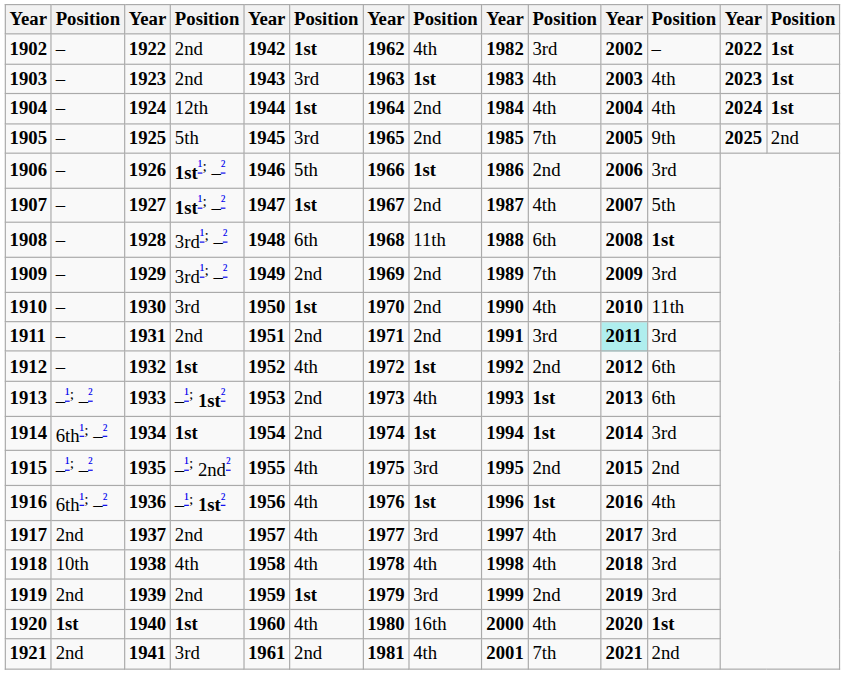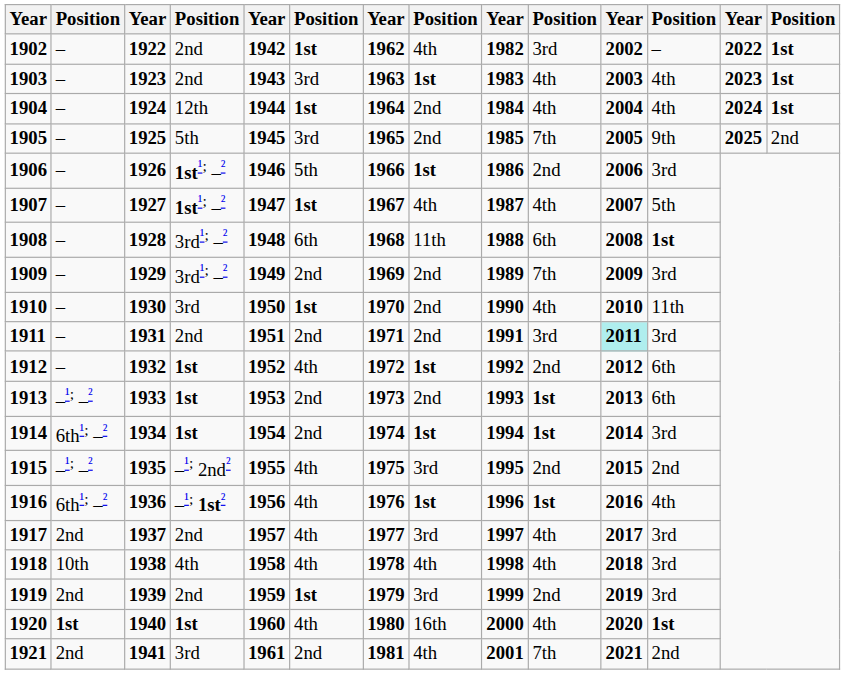(427, 205) 2nd -> (425, 205) 4th
(200, 398) –¹; 1st² -> (186, 398) 1st
(425, 398) 4th -> (427, 398) 2nd
